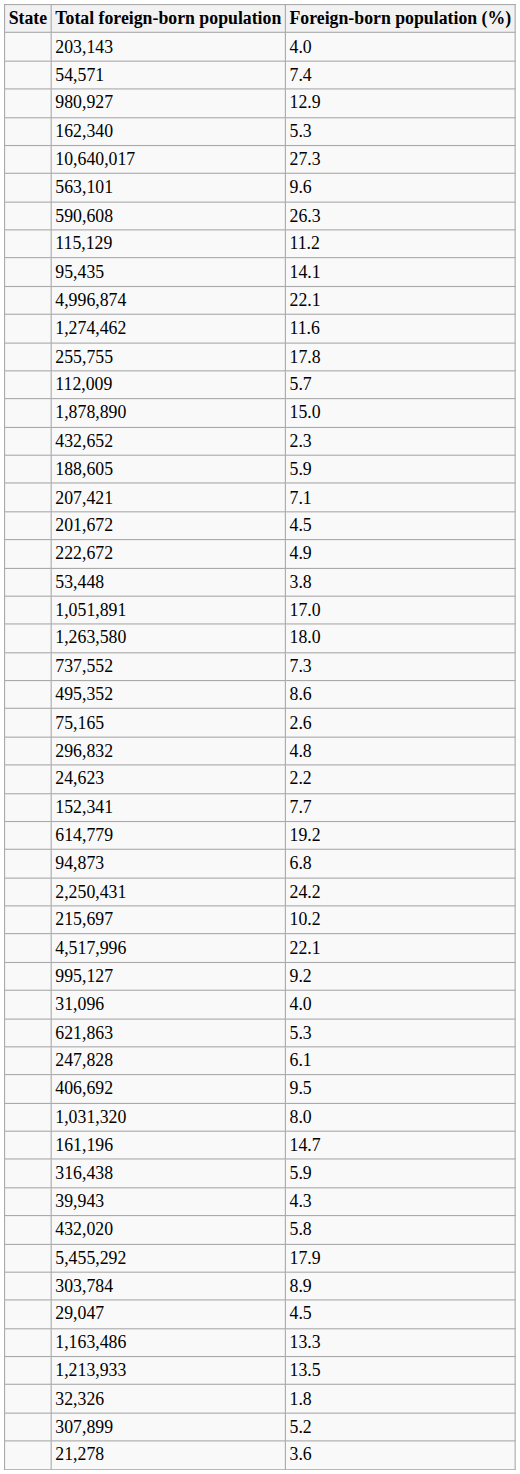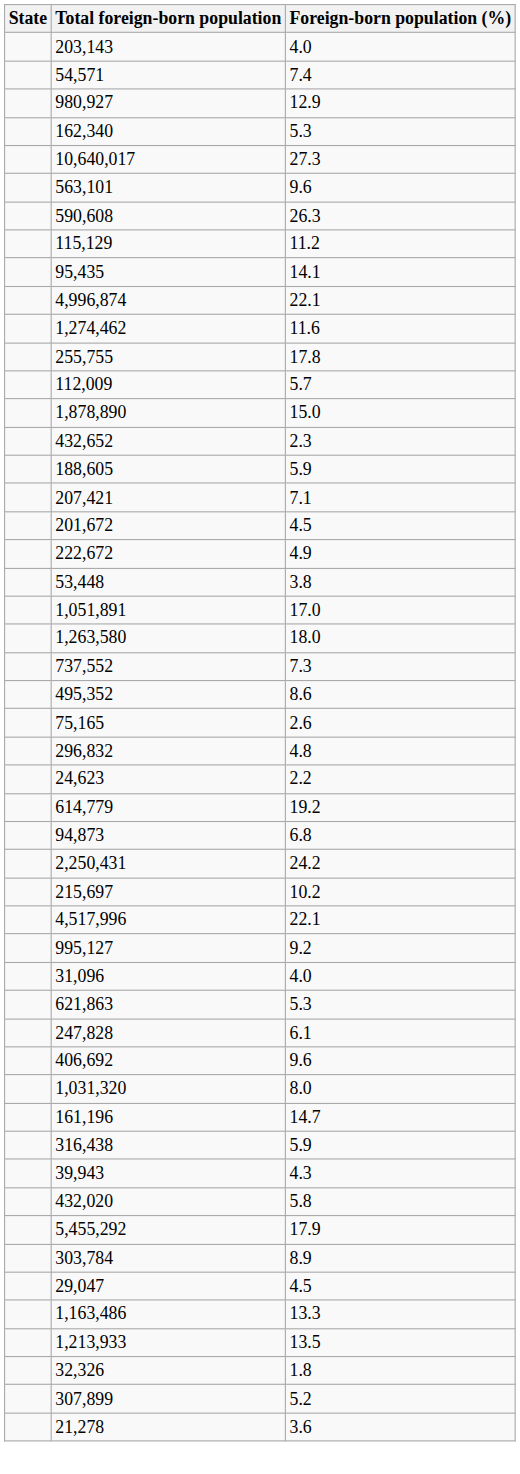- row: (84, 807)
(301, 1088) 9.5 -> (301, 1060) 9.6
